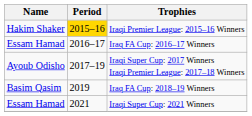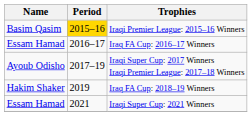(36, 28) Hakim Shaker -> (34, 28) Basim Qasim
(34, 87) Basim Qasim -> (36, 87) Hakim Shaker
